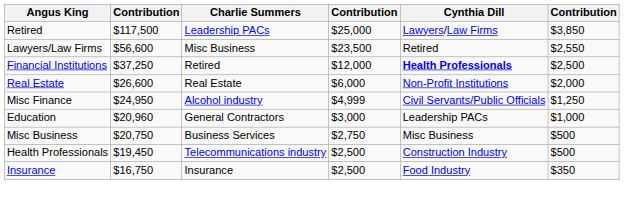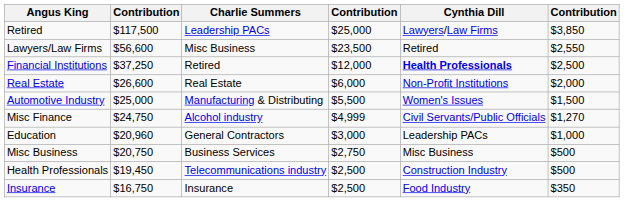+ row: (56, 100)
(133, 100) $24,950 -> (133, 118) $24,750
(567, 100) $1,250 -> (567, 118) $1,270
